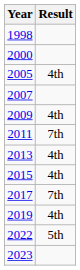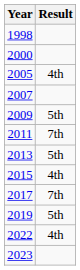(56, 114) 4th -> (56, 114) 5th
(56, 154) 4th -> (56, 154) 5th
(56, 214) 4th -> (56, 214) 5th
(56, 235) 5th -> (56, 235) 4th
